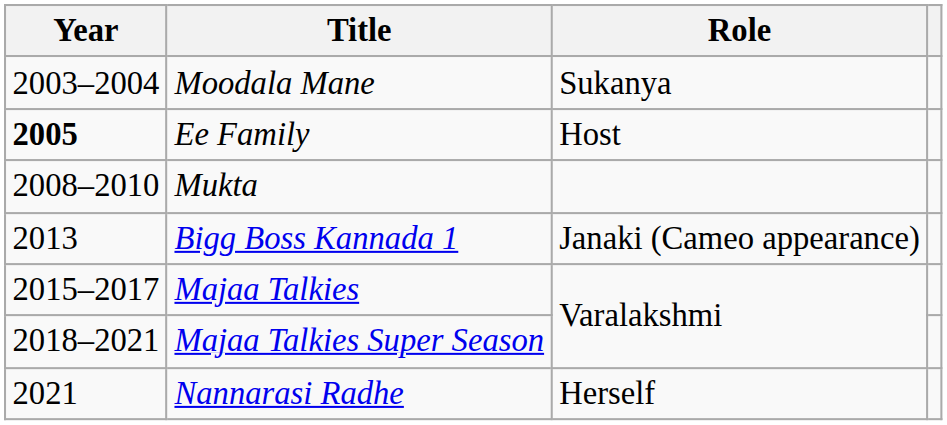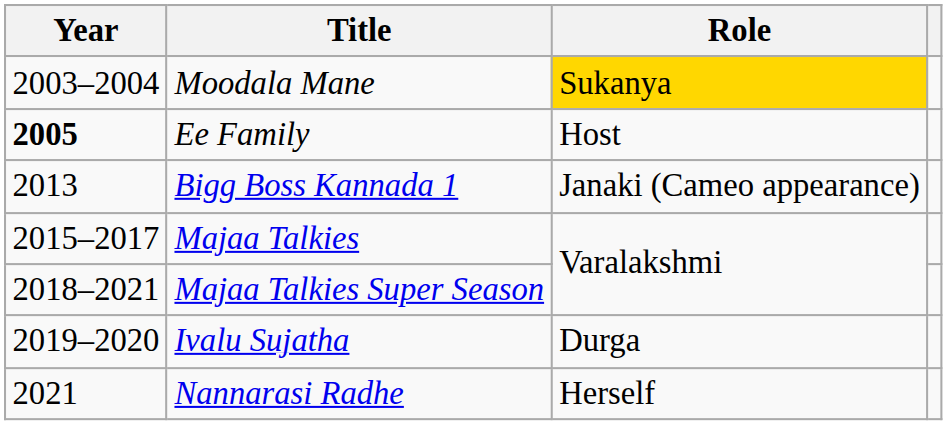(615, 82) no background -> (615, 82) gold background
- row: (216, 185)
+ row: (262, 340)
